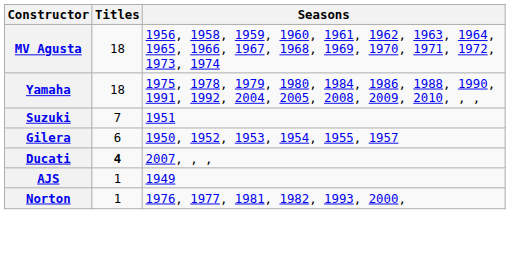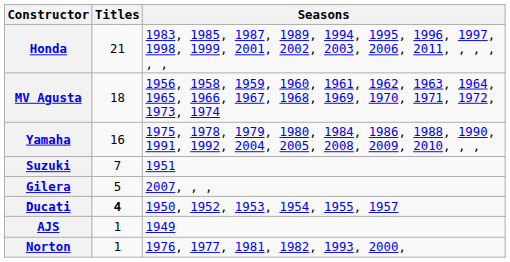+ row: (48, 49)
(117, 90) 18 -> (117, 139) 16
(117, 138) 6 -> (117, 186) 5
(272, 138) 1950, 1952, 1953, 1954, 1955, 1957 -> (179, 186) 2007, , ,
(179, 158) 2007, , , -> (272, 207) 1950, 1952, 1953, 1954, 1955, 1957
